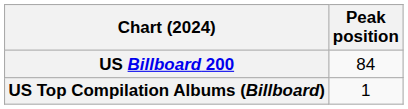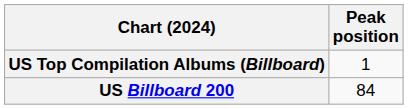rows swapped: (167, 63) <-> (167, 90)
